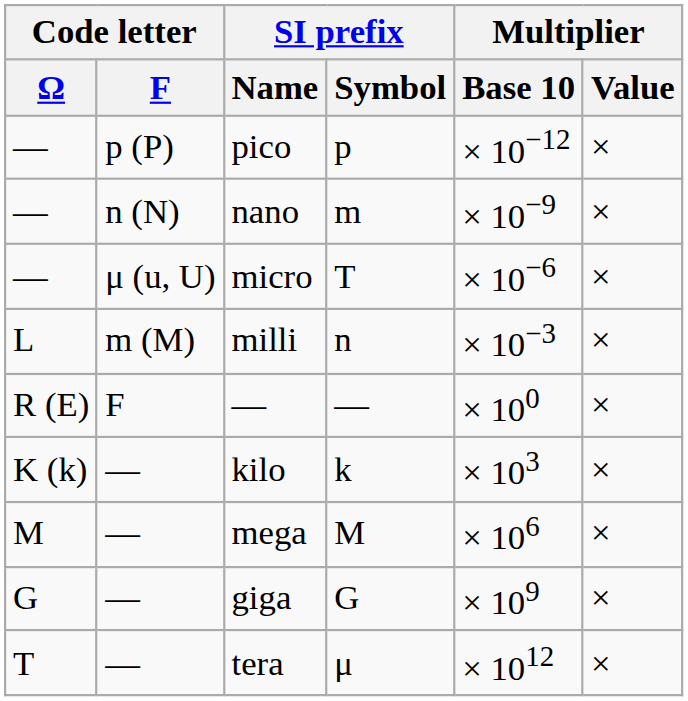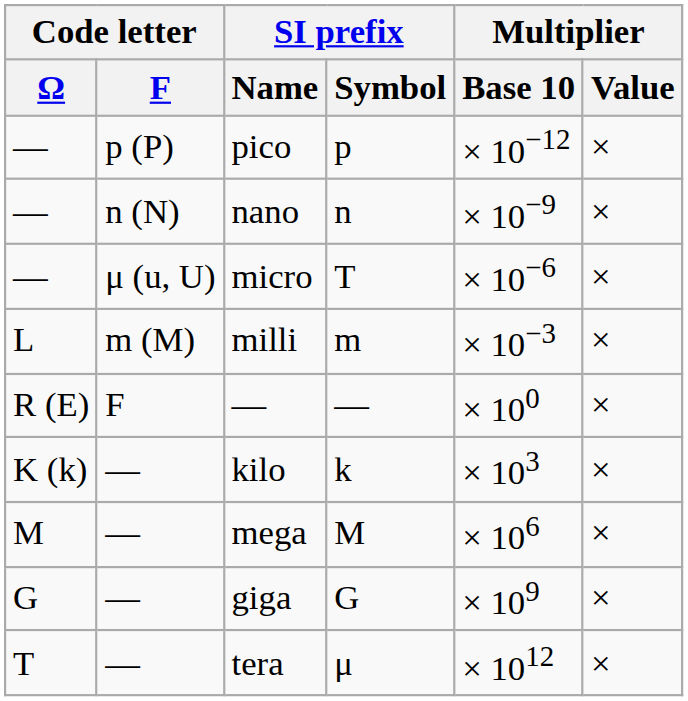(348, 211) m -> (343, 211) n
(343, 340) n -> (348, 340) m
